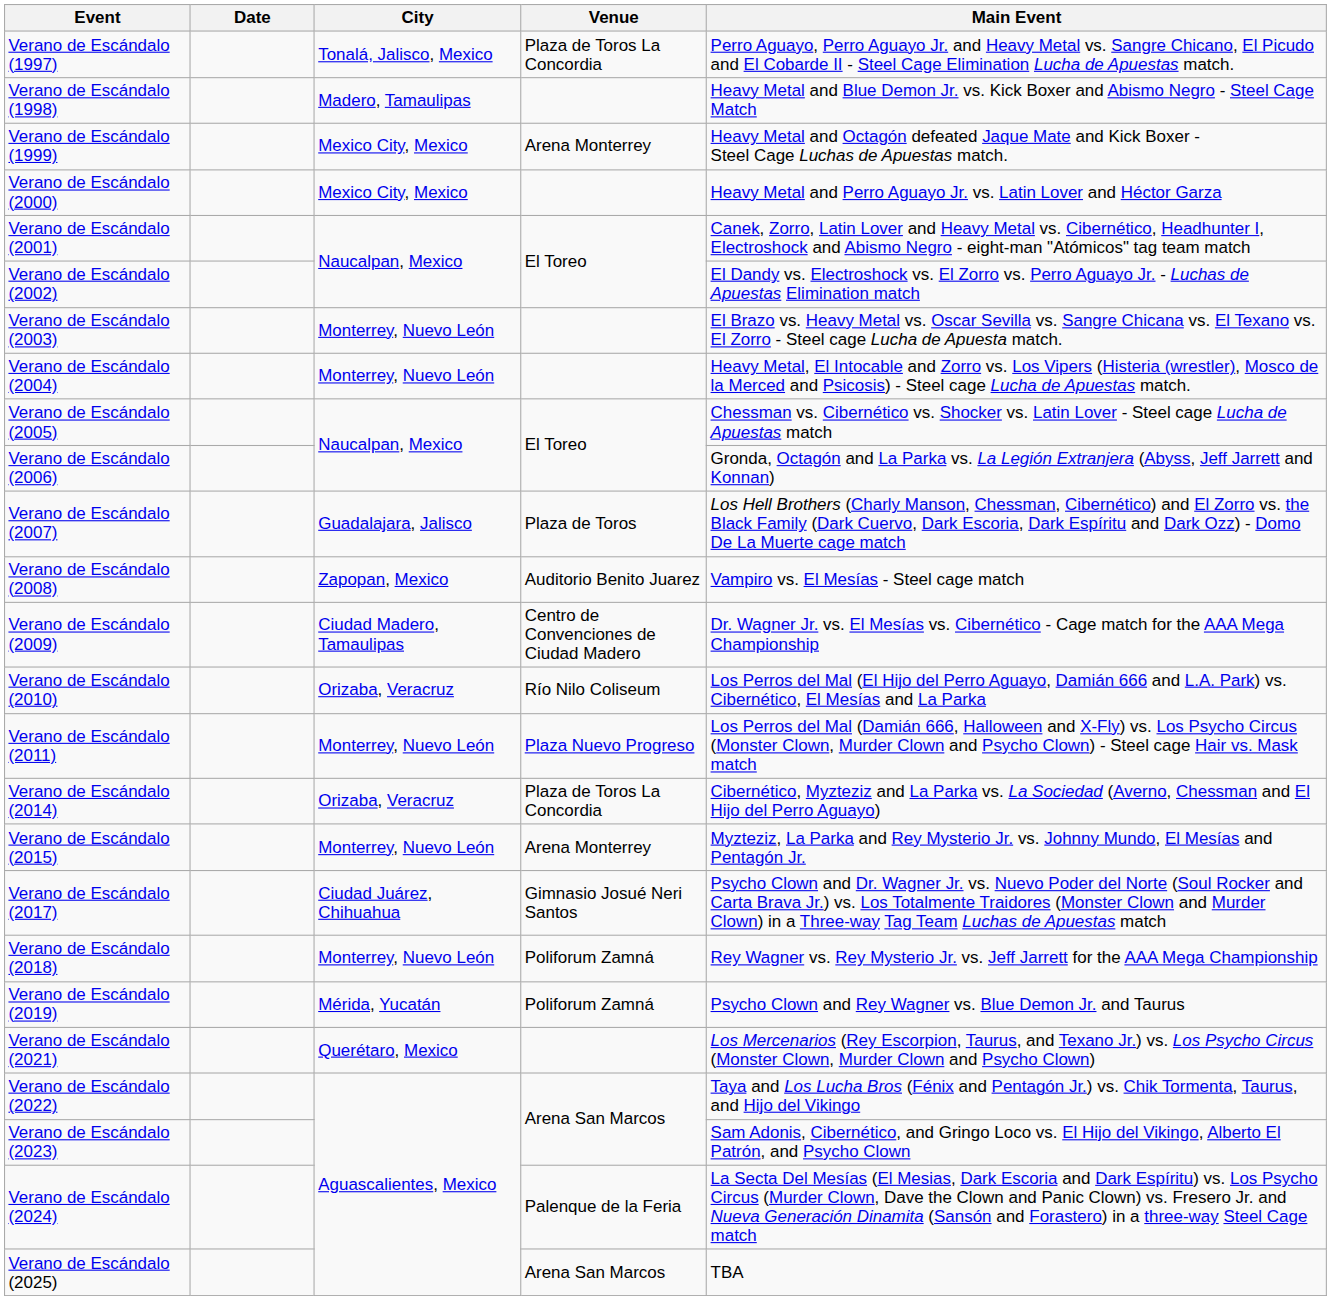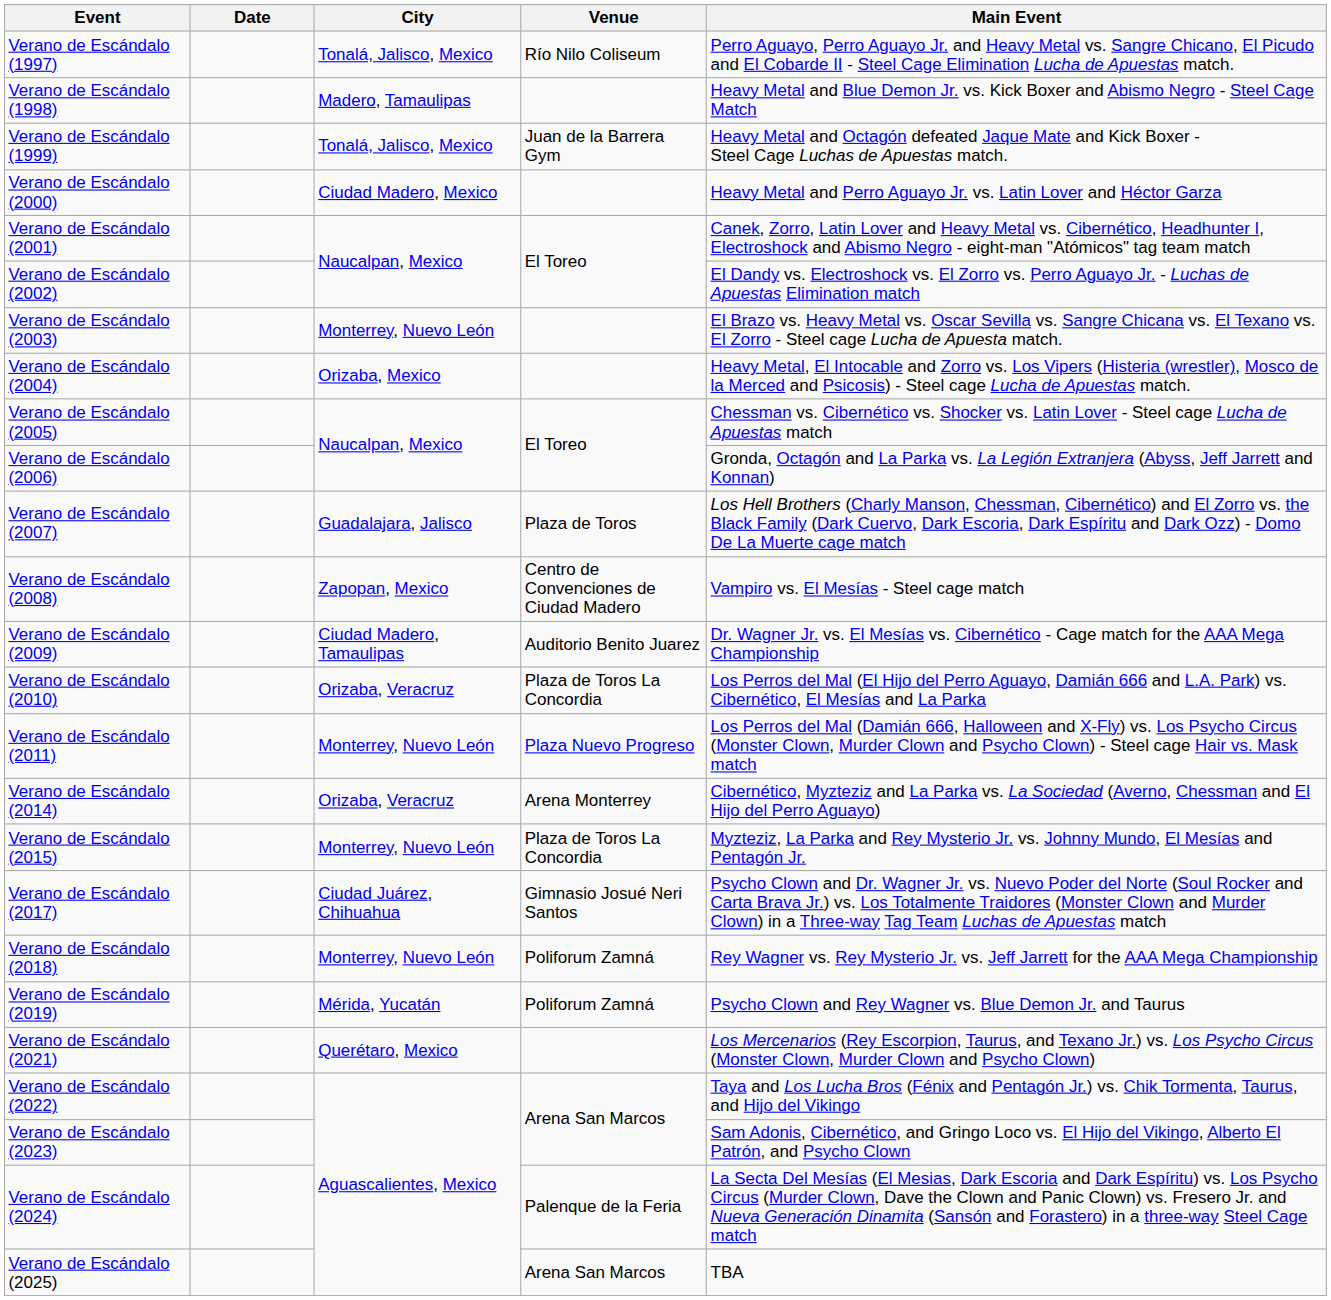(592, 54) Plaza de Toros La Concordia -> (593, 54) Río Nilo Coliseum
(393, 146) Mexico City, Mexico -> (405, 146) Tonalá, Jalisco, Mexico
(588, 146) Arena Monterrey -> (594, 146) Juan de la Barrera Gym
(393, 192) Mexico City, Mexico -> (408, 192) Ciudad Madero, Mexico
(406, 376) Monterrey, Nuevo León -> (379, 376) Orizaba, Mexico
(612, 579) Auditorio Benito Juarez -> (590, 588) Centro de Convenciones de Ciudad Madero
(590, 634) Centro de Convenciones de Ciudad Madero -> (612, 644) Auditorio Benito Juarez
(593, 690) Río Nilo Coliseum -> (592, 690) Plaza de Toros La Concordia
(592, 801) Plaza de Toros La Concordia -> (588, 801) Arena Monterrey
(588, 847) Arena Monterrey -> (592, 847) Plaza de Toros La Concordia
